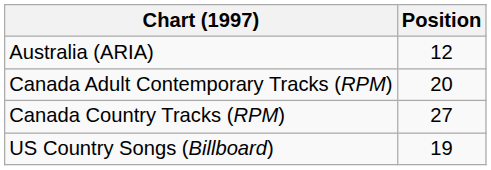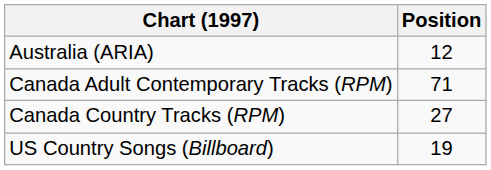(442, 84) 20 -> (442, 84) 71
